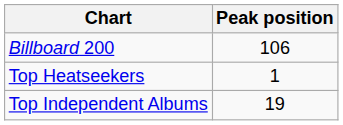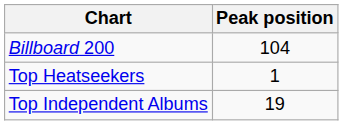(275, 47) 106 -> (275, 47) 104
